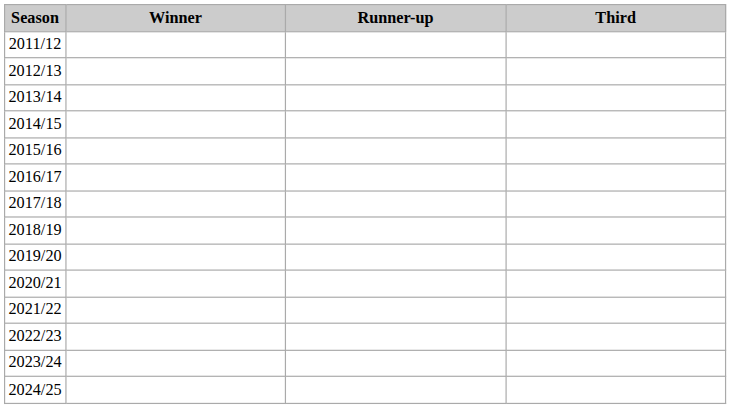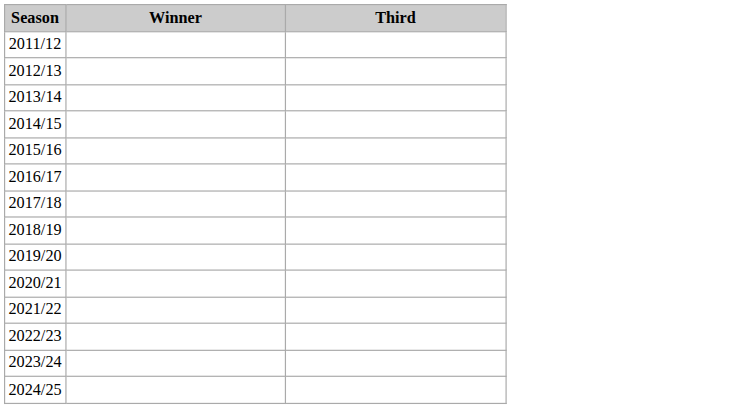- column: (396, 17)
